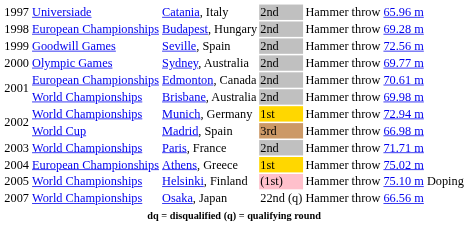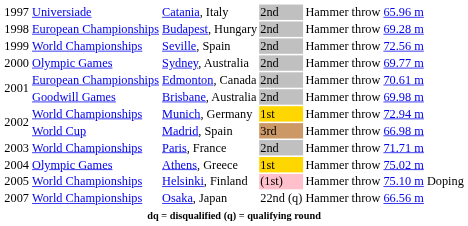(74, 46) Goodwill Games -> (87, 46) World Championships
(87, 97) World Championships -> (74, 97) Goodwill Games
(96, 164) European Championships -> (72, 164) Olympic Games
